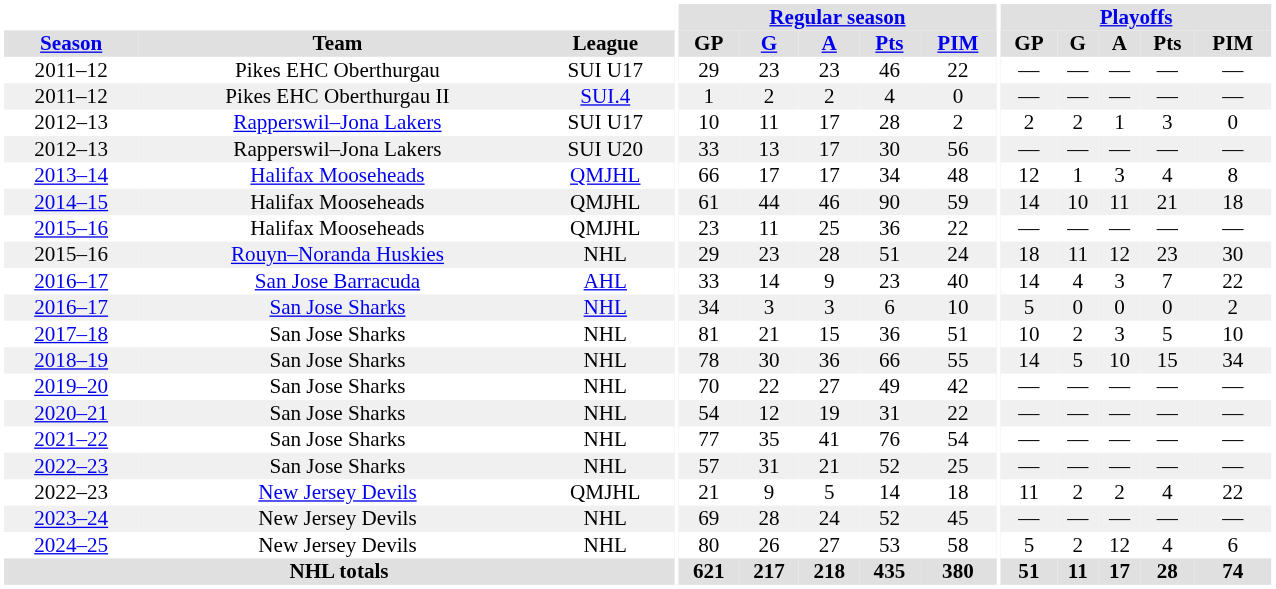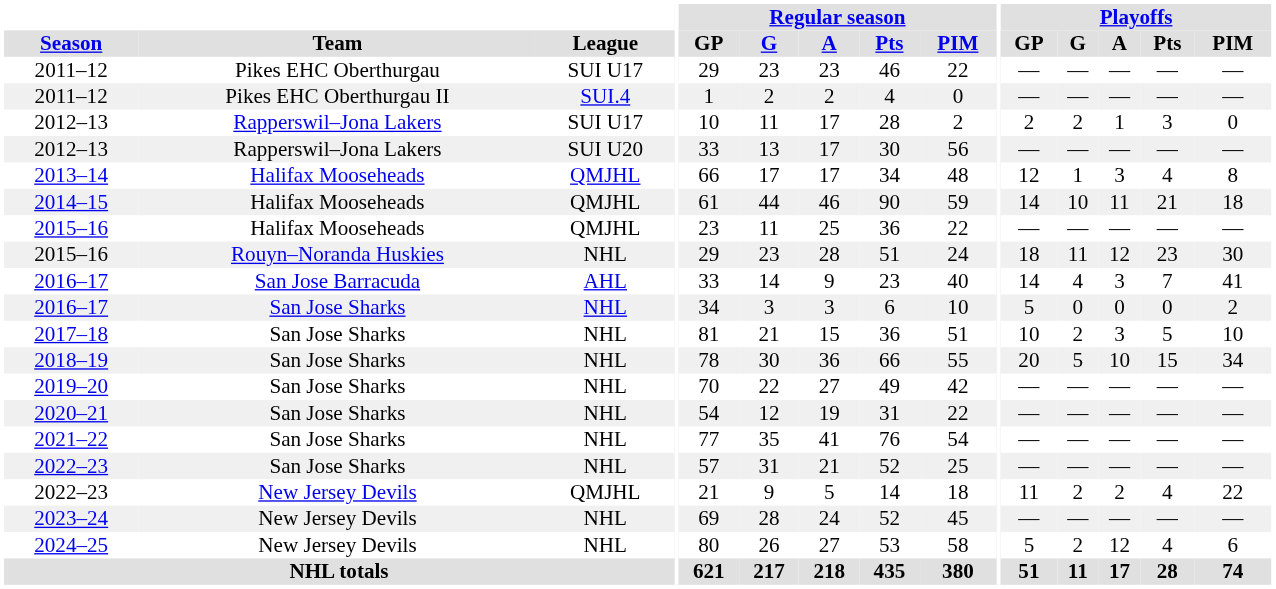(1233, 281) 22 -> (1233, 281) 41
(1029, 360) 14 -> (1029, 360) 20
